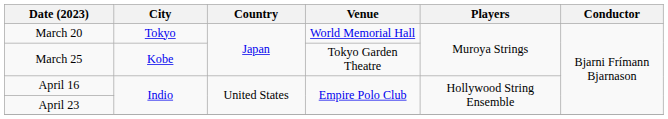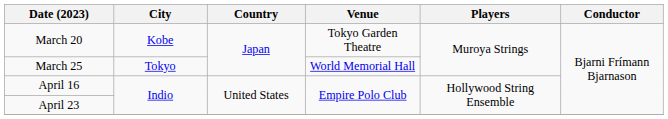(160, 33) Tokyo -> (160, 40) Kobe
(363, 33) World Memorial Hall -> (363, 40) Tokyo Garden Theatre
(160, 59) Kobe -> (160, 66) Tokyo
(363, 59) Tokyo Garden Theatre -> (363, 66) World Memorial Hall
